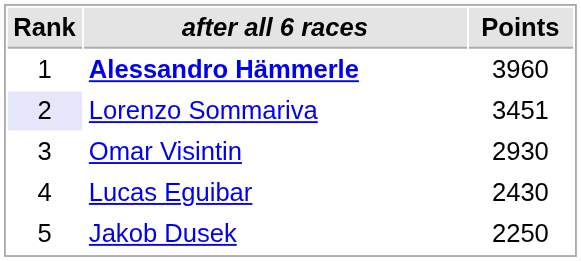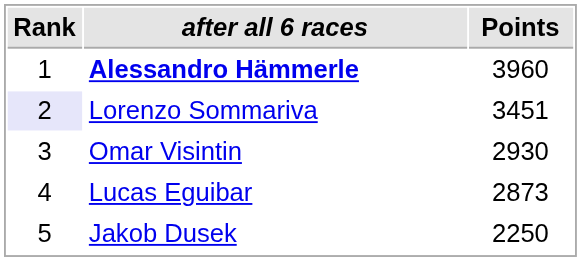(520, 193) 2430 -> (520, 193) 2873
